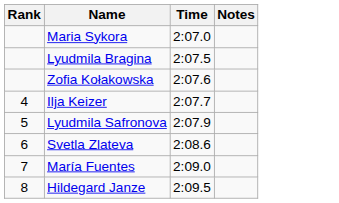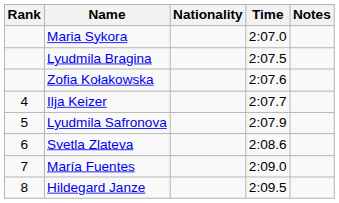+ column: (208, 15)
